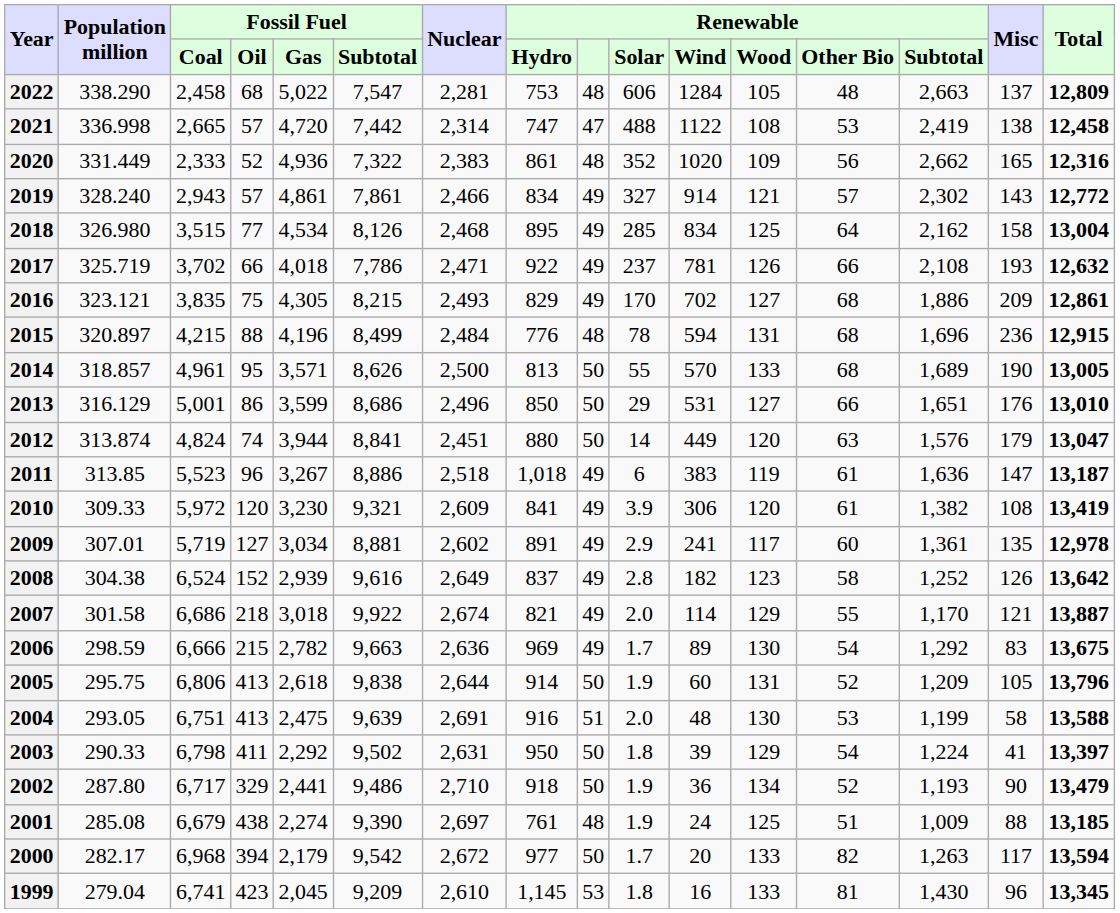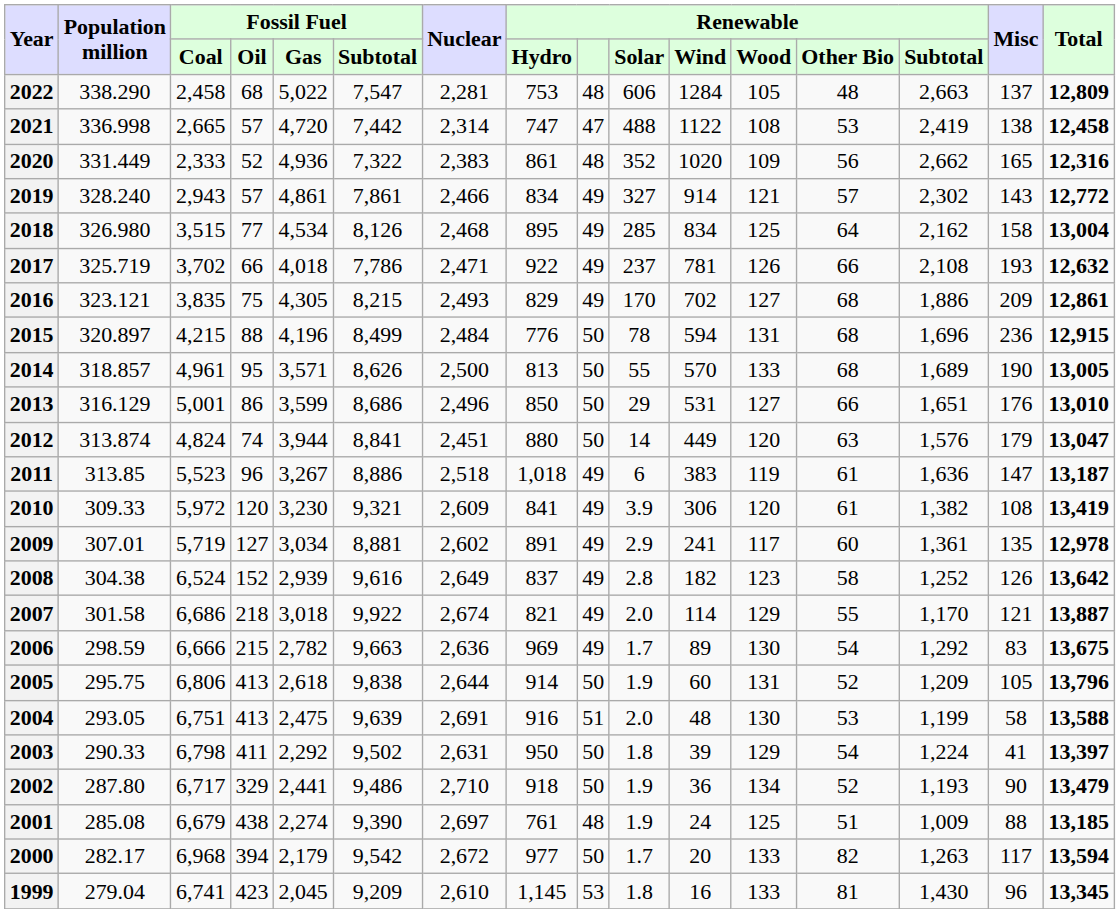(593, 334) 48 -> (593, 334) 50
